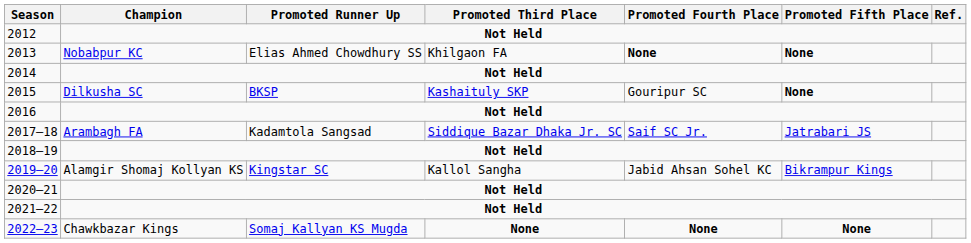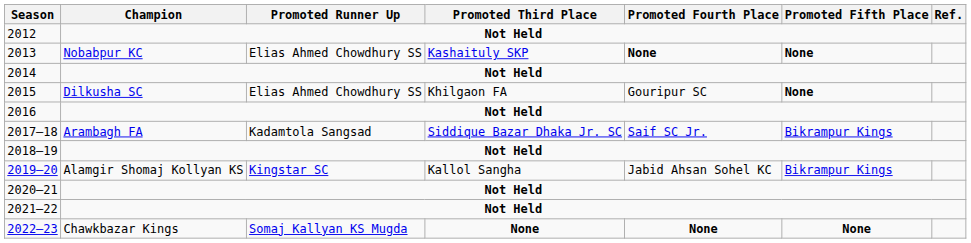(467, 53) Khilgaon FA -> (478, 53) Kashaituly SKP
(264, 92) BKSP -> (336, 92) Elias Ahmed Chowdhury SS
(478, 92) Kashaituly SKP -> (467, 92) Khilgaon FA
(828, 131) Jatrabari JS -> (839, 131) Bikrampur Kings
